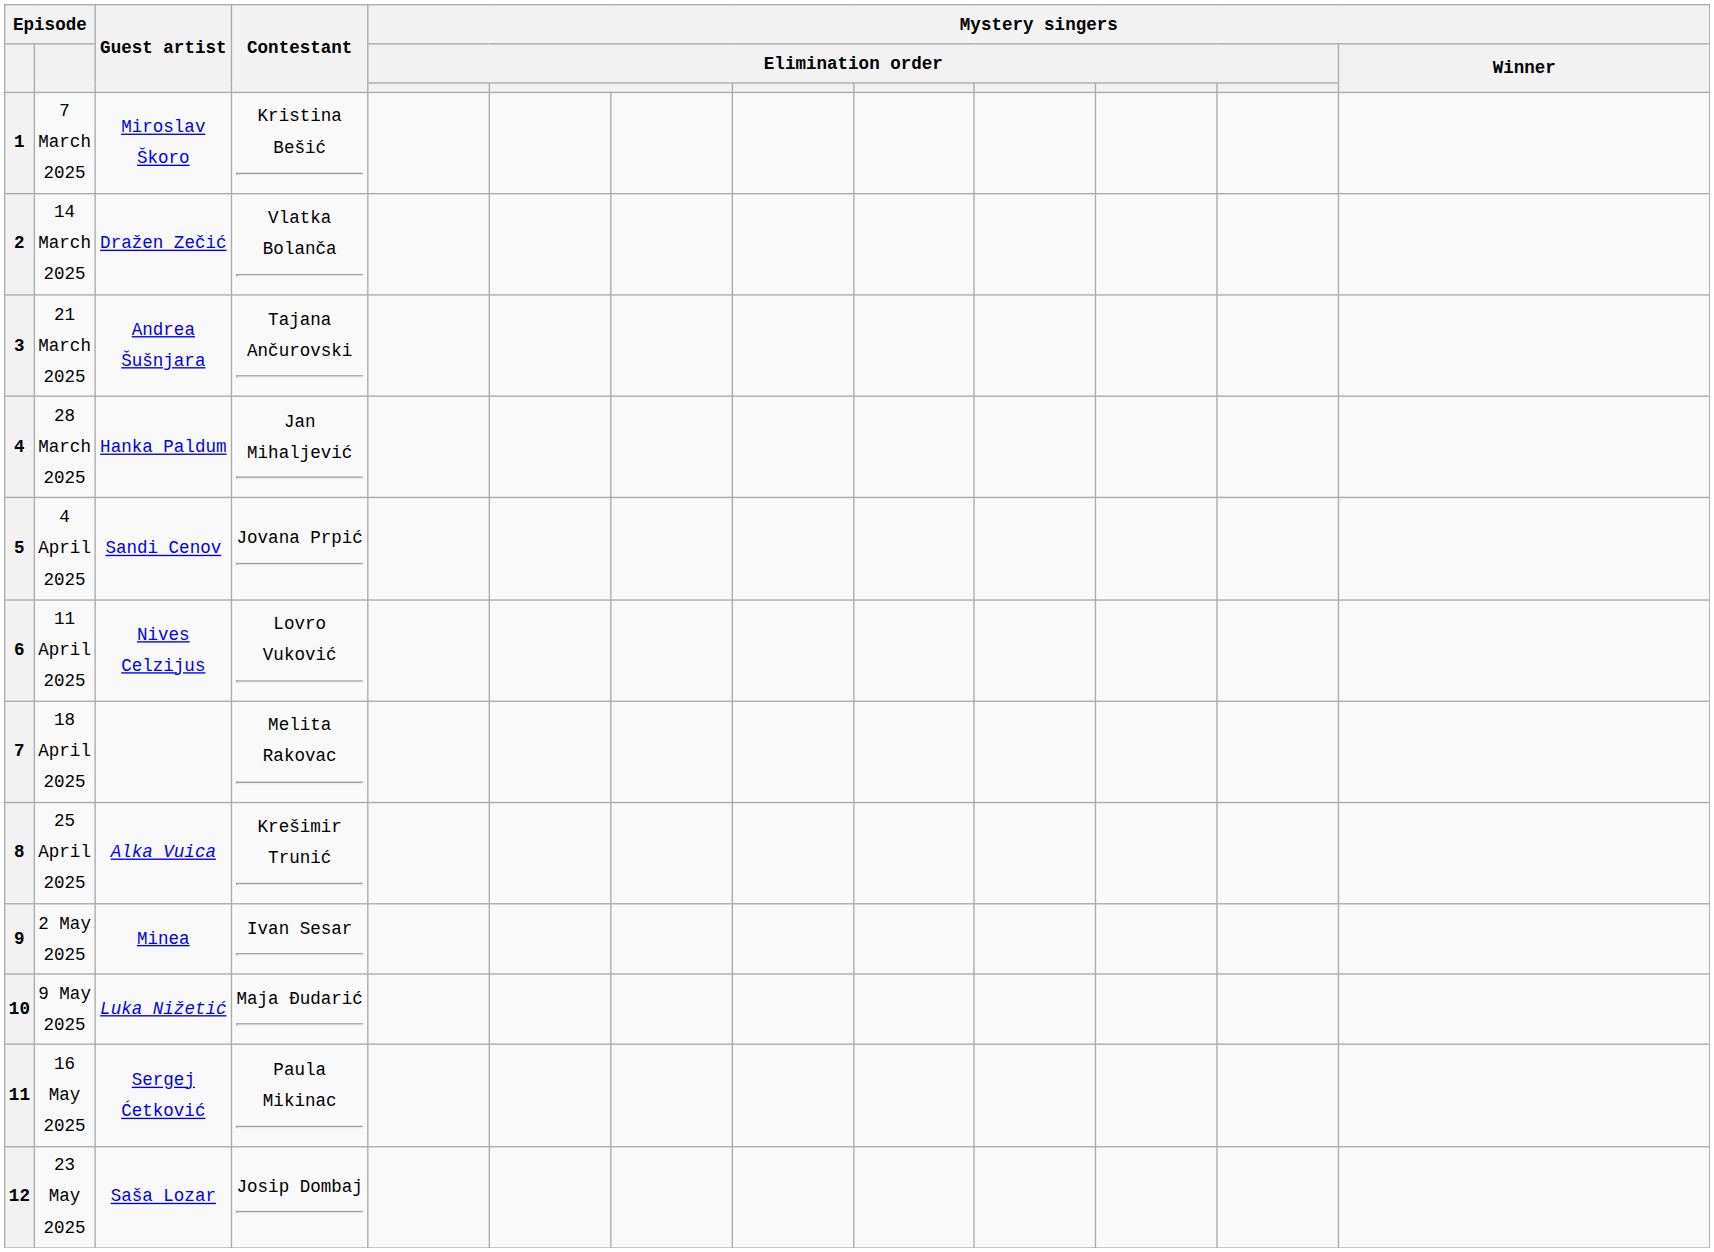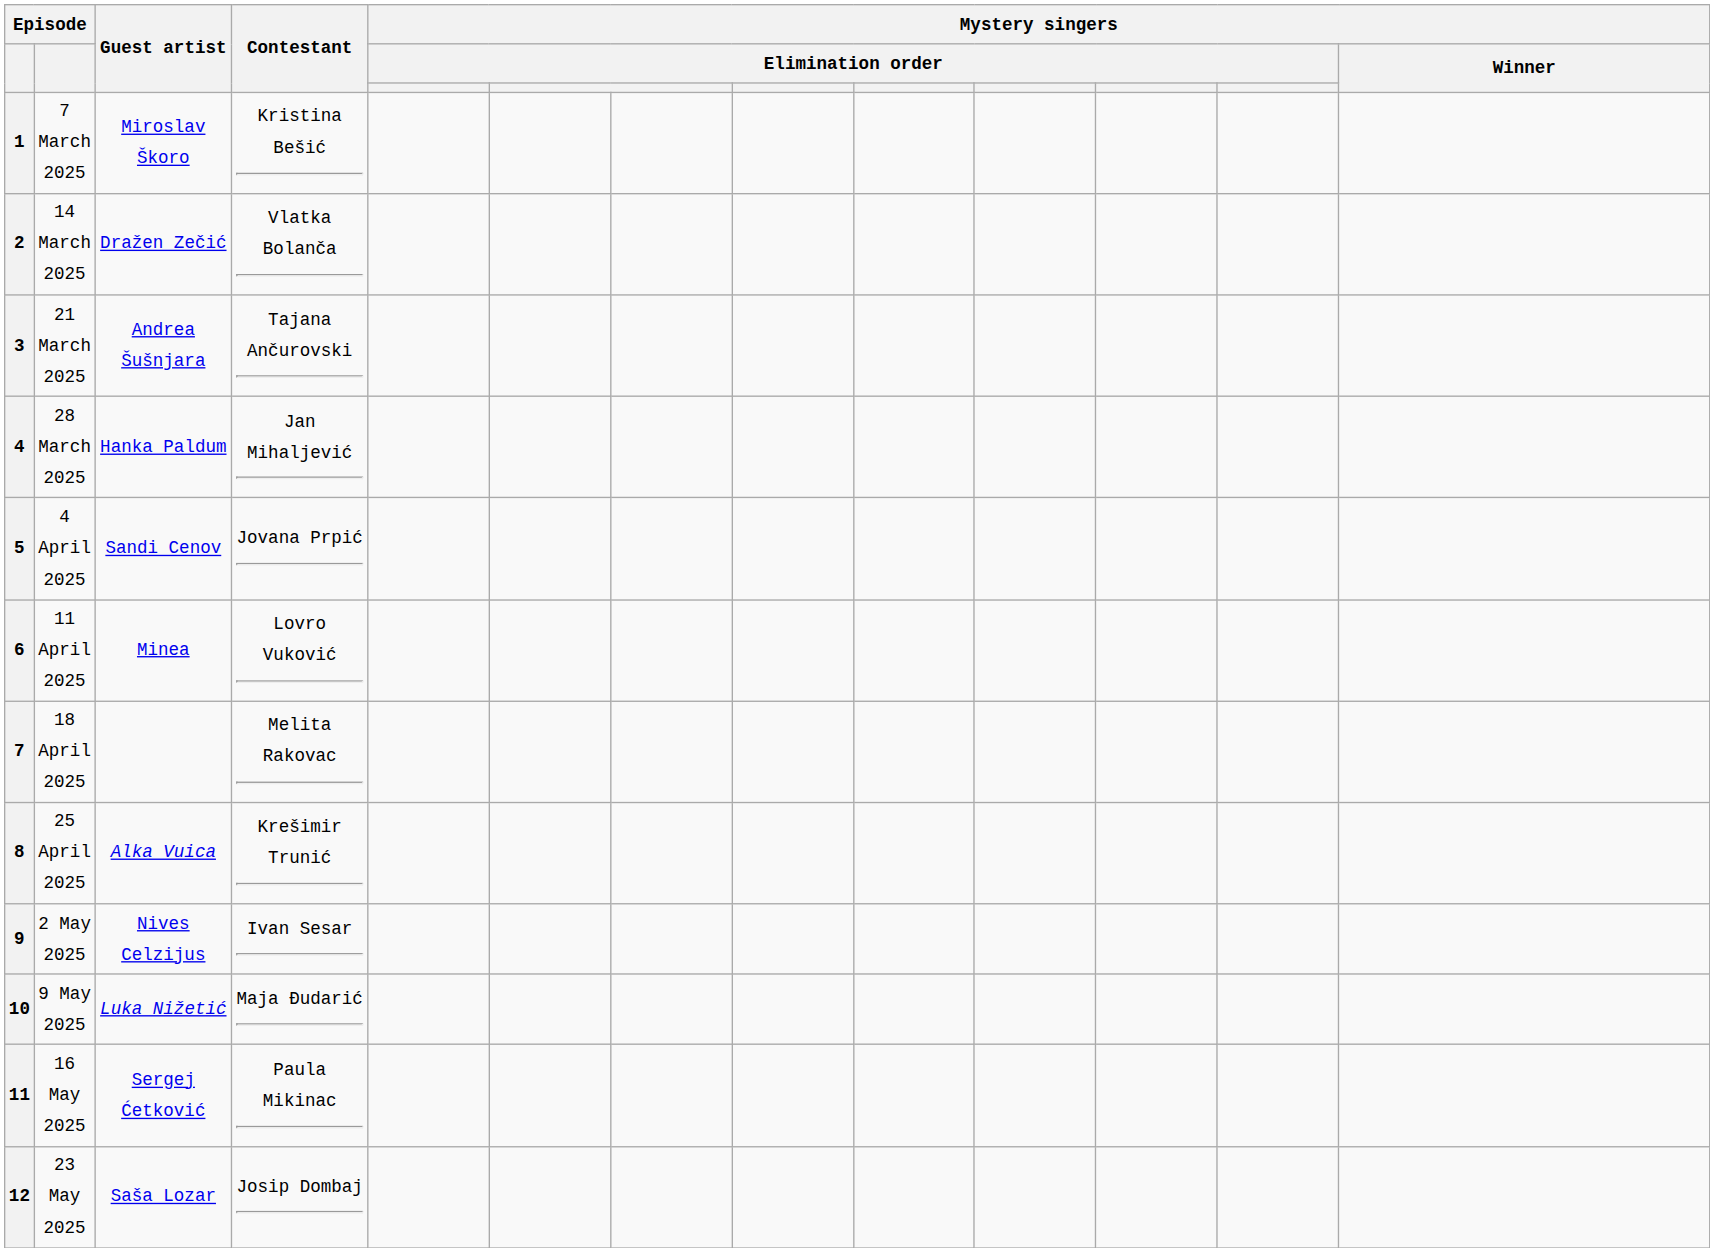(163, 650) Nives Celzijus -> (163, 650) Minea
(163, 939) Minea -> (163, 939) Nives Celzijus
